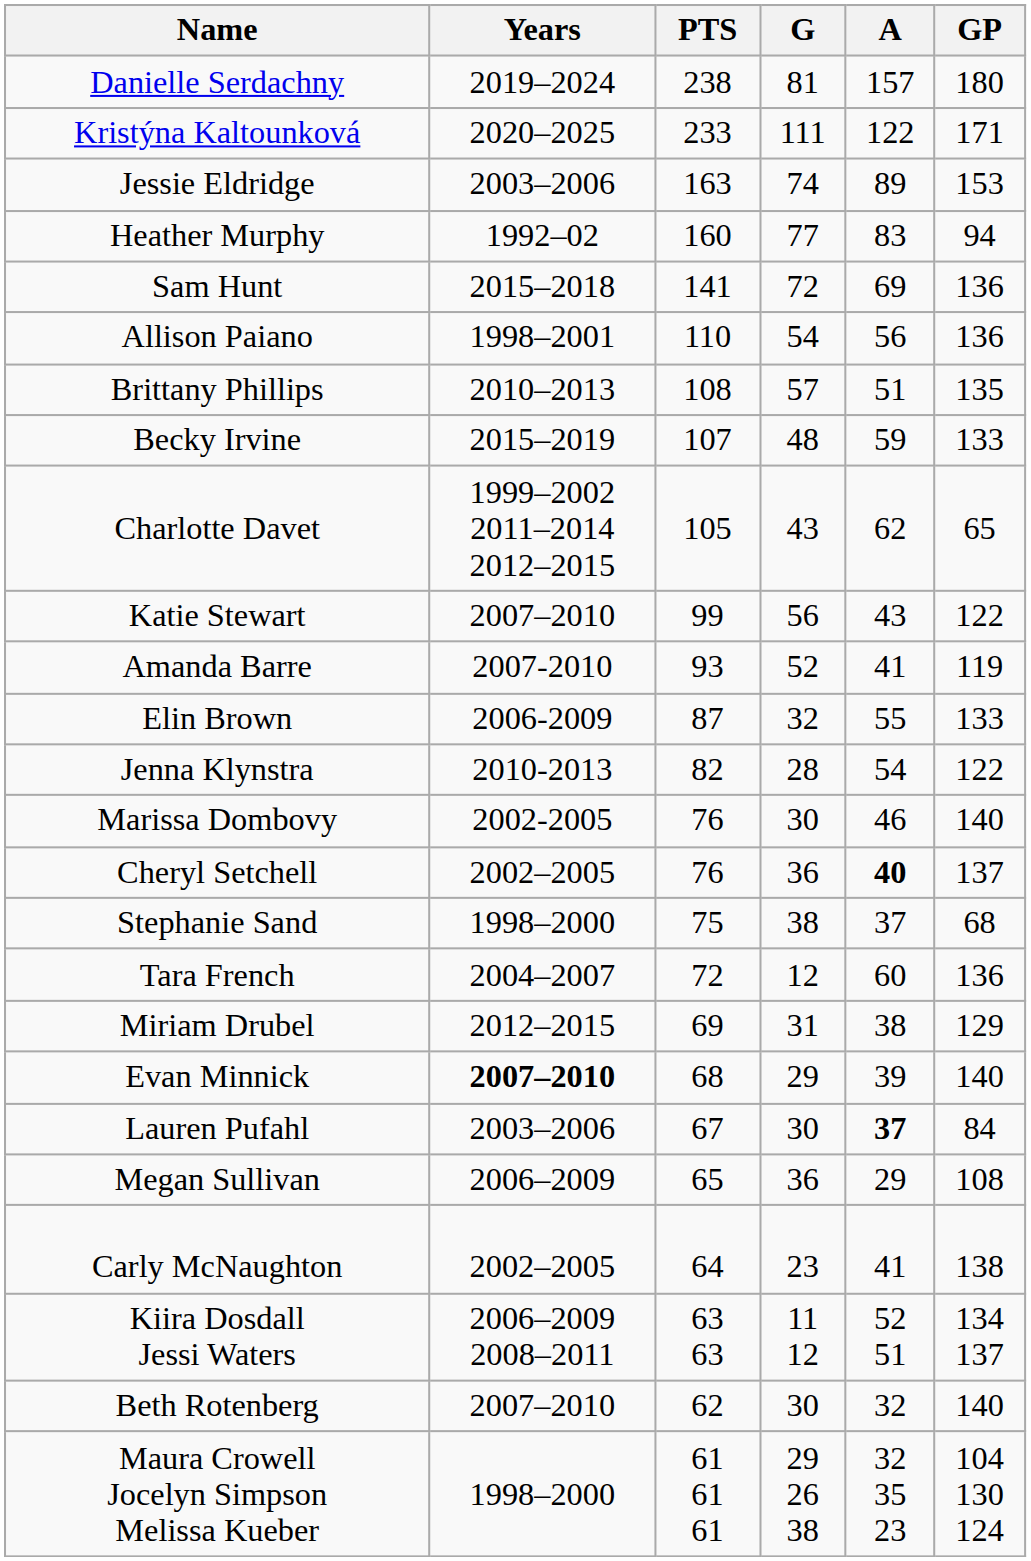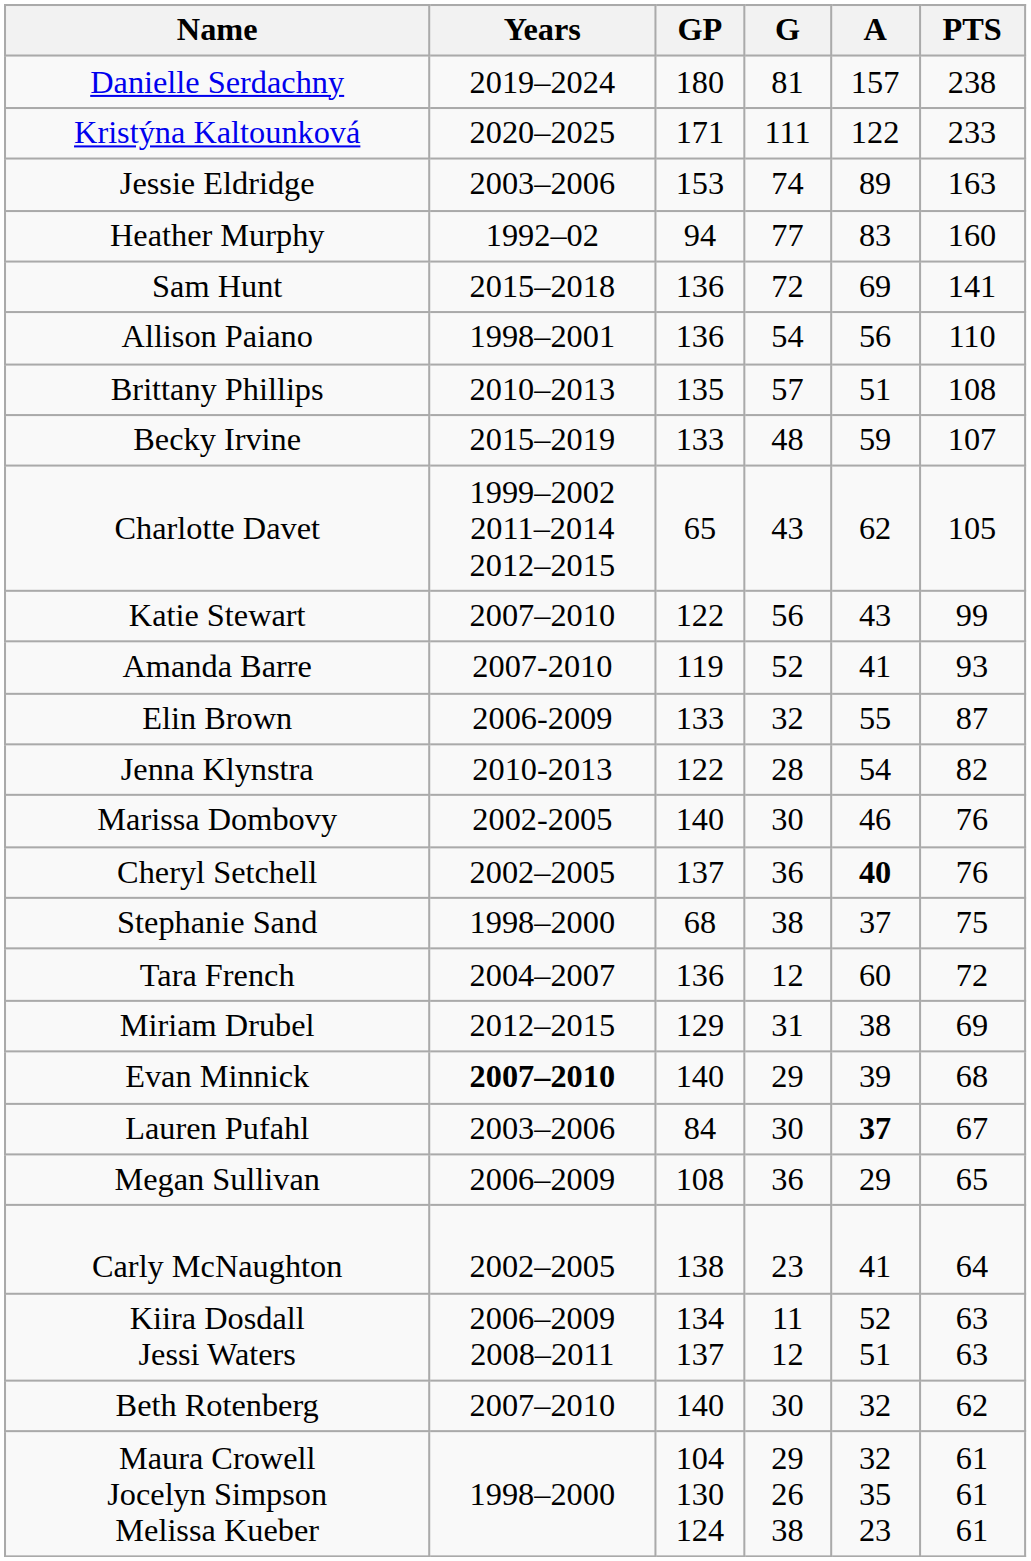columns swapped: (980, 30) <-> (708, 30)
